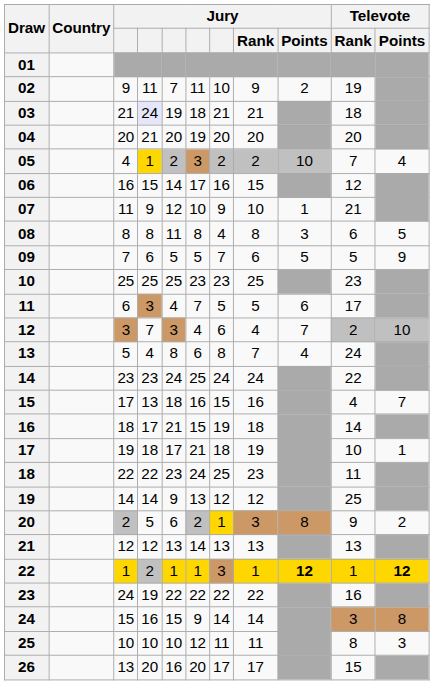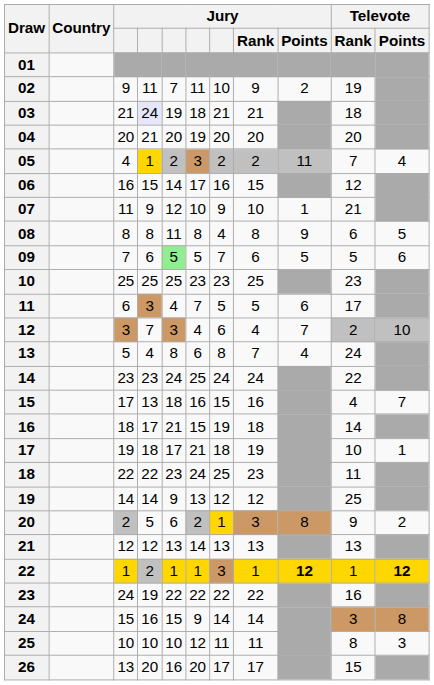(304, 161) 10 -> (304, 161) 11
(304, 233) 3 -> (304, 233) 9
(174, 257) no background -> (174, 257) lightgreen background
(402, 257) 9 -> (402, 257) 6
